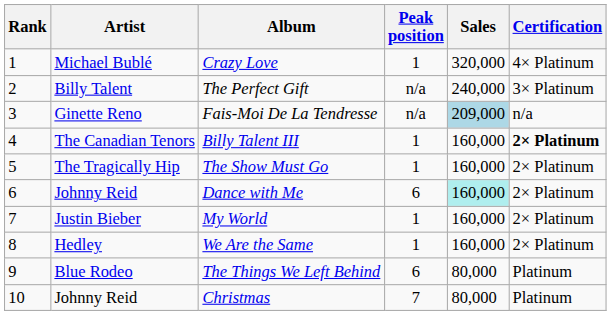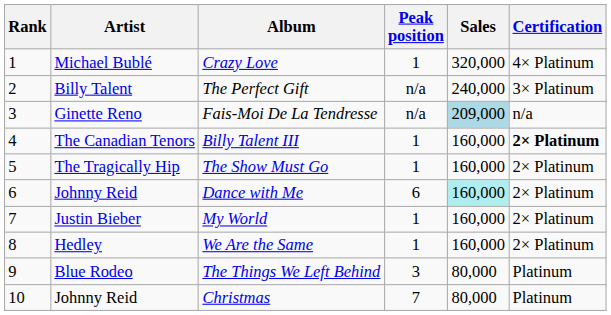(416, 271) 6 -> (416, 271) 3
